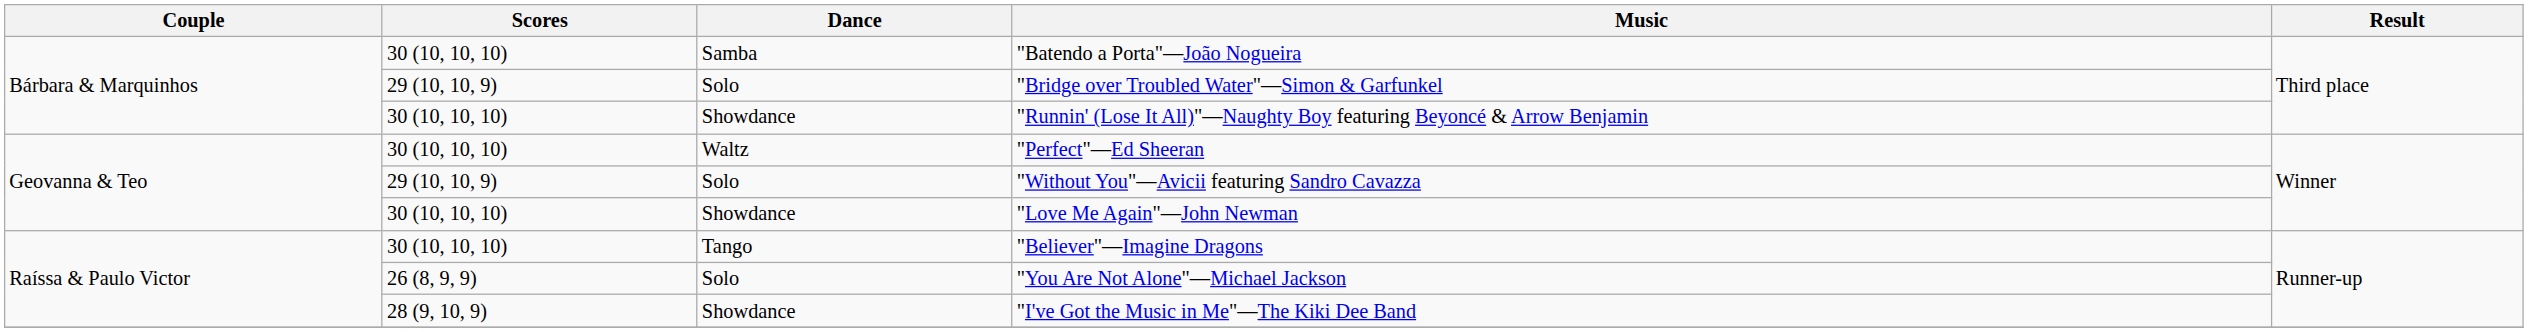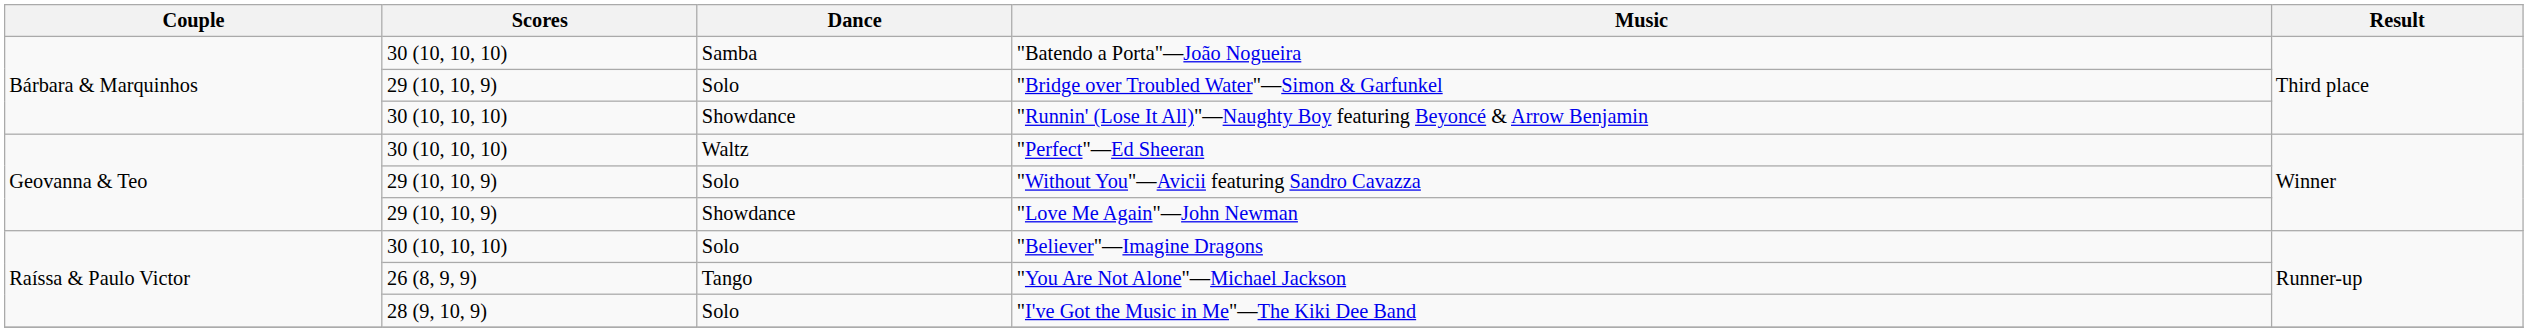(447, 213) 30 (10, 10, 10) -> (442, 213) 29 (10, 10, 9)
(727, 246) Tango -> (720, 246) Solo
(720, 278) Solo -> (727, 278) Tango
(749, 310) Showdance -> (720, 310) Solo
